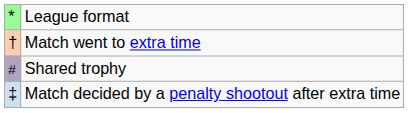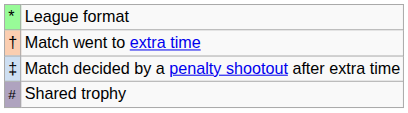rows swapped: (212, 94) <-> (75, 68)
